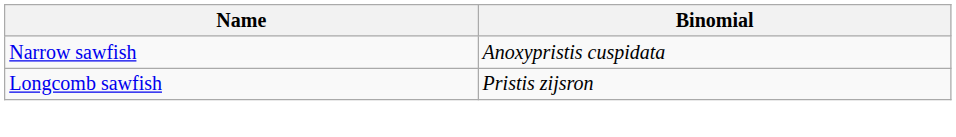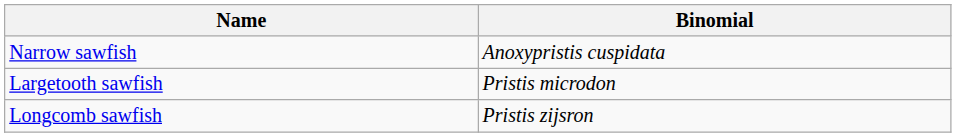+ row: (86, 83)
